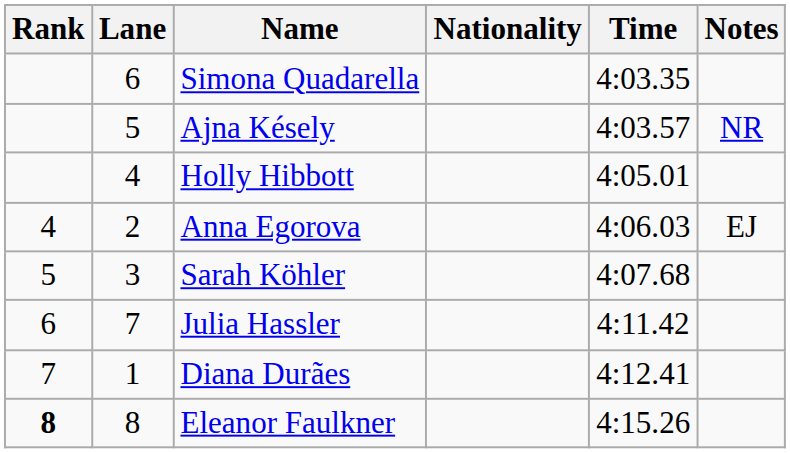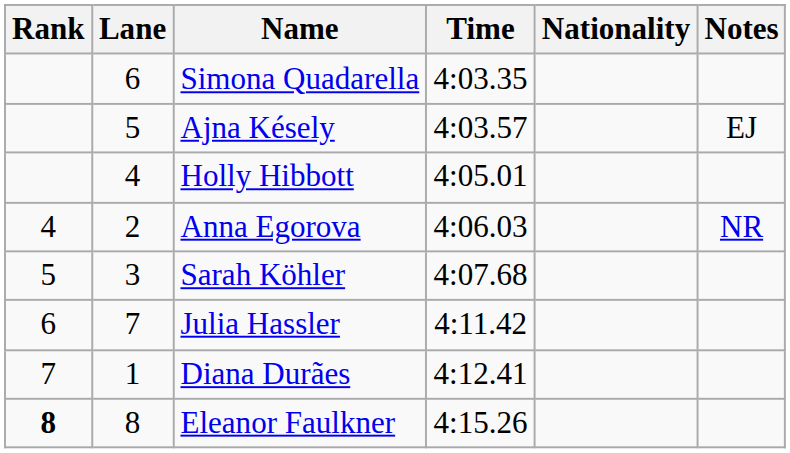columns swapped: (508, 29) <-> (643, 29)
(742, 127) NR -> (742, 127) EJ
(742, 226) EJ -> (742, 226) NR
